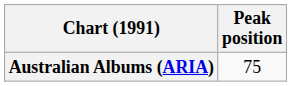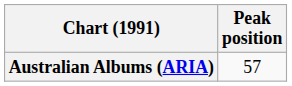(252, 66) 75 -> (252, 66) 57
